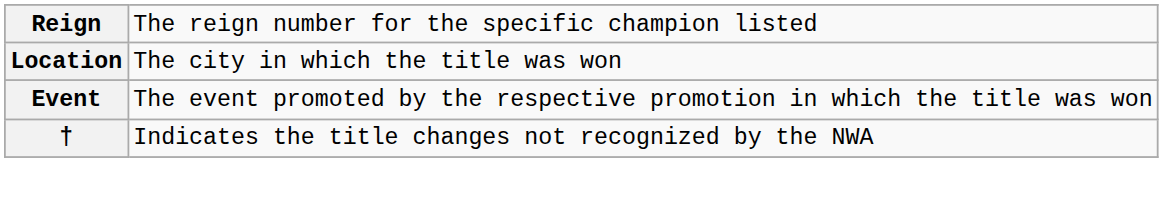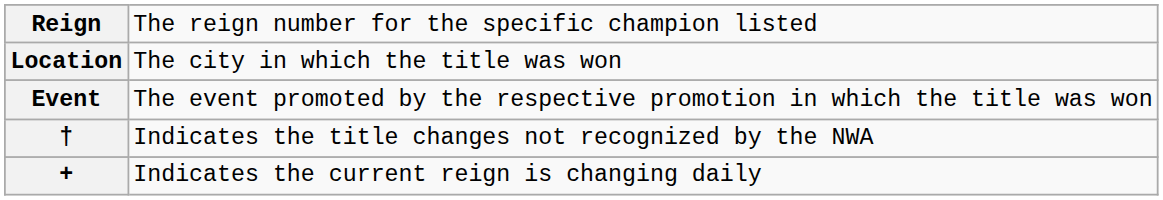+ row: (66, 176)
